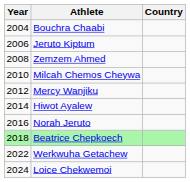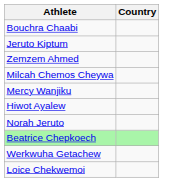- column: (18, 12)
